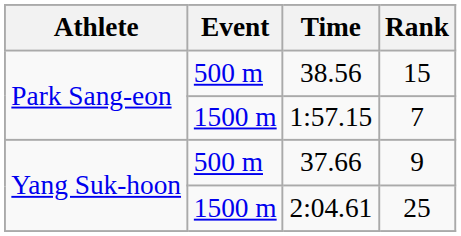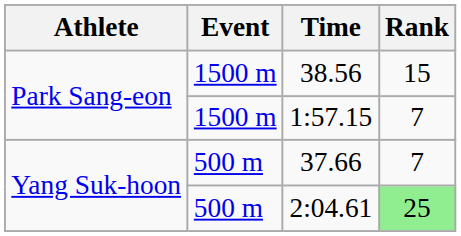(228, 72) 500 m -> (235, 72) 1500 m
(417, 162) 9 -> (417, 162) 7
(235, 207) 1500 m -> (228, 207) 500 m
(417, 207) no background -> (417, 207) lightgreen background
